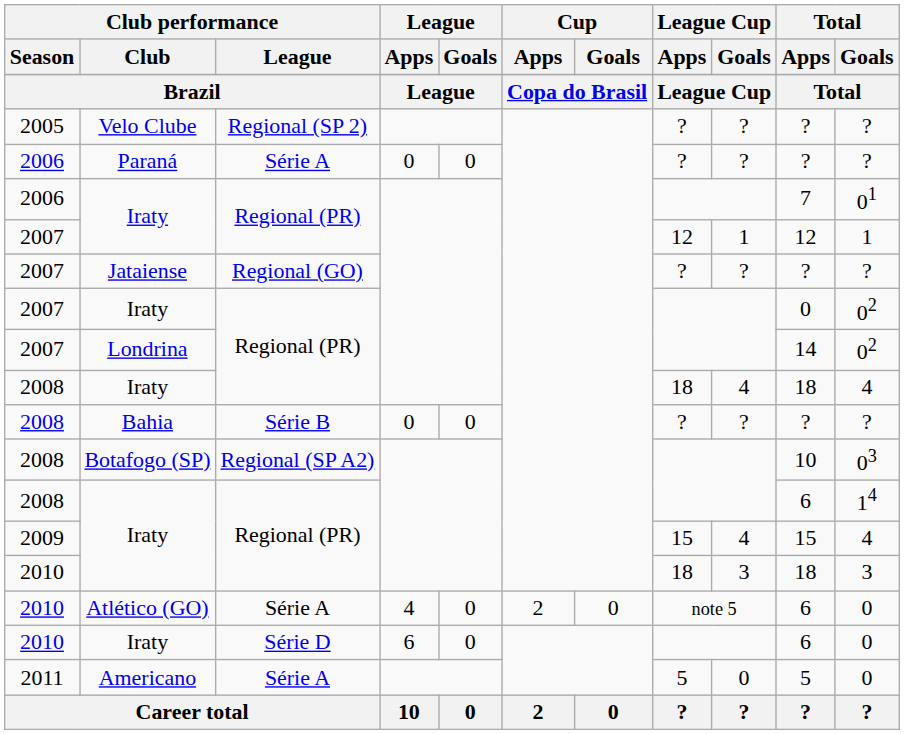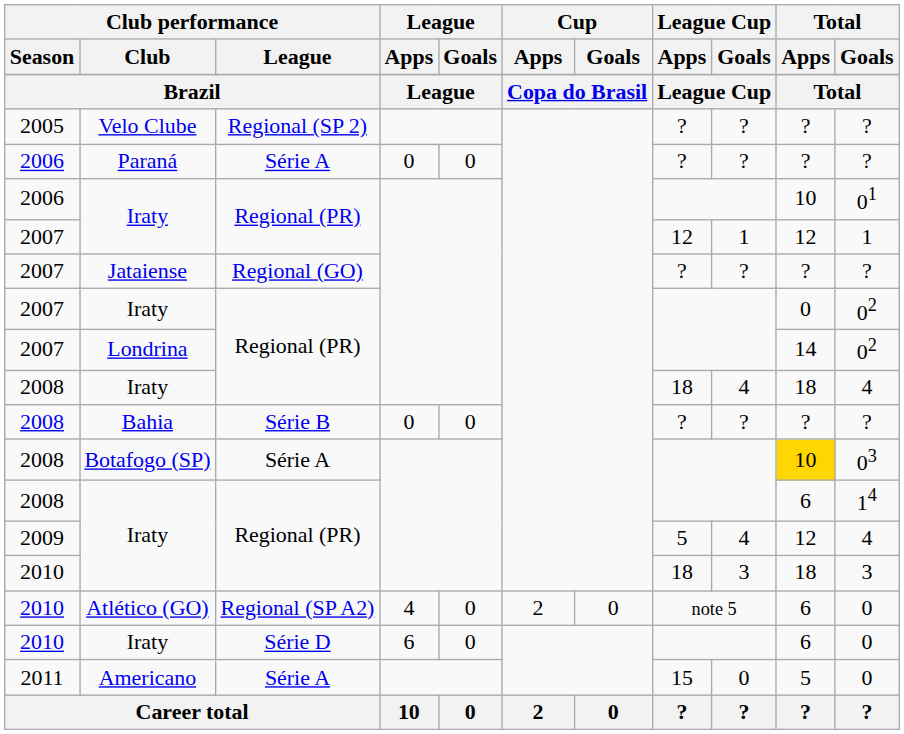(806, 198) 7 -> (806, 198) 10
(297, 459) Regional (SP A2) -> (297, 459) Série A
(806, 459) no background -> (806, 459) gold background
(682, 538) 15 -> (682, 538) 5
(806, 538) 15 -> (806, 538) 12
(297, 607) Série A -> (297, 607) Regional (SP A2)
(682, 677) 5 -> (682, 677) 15
